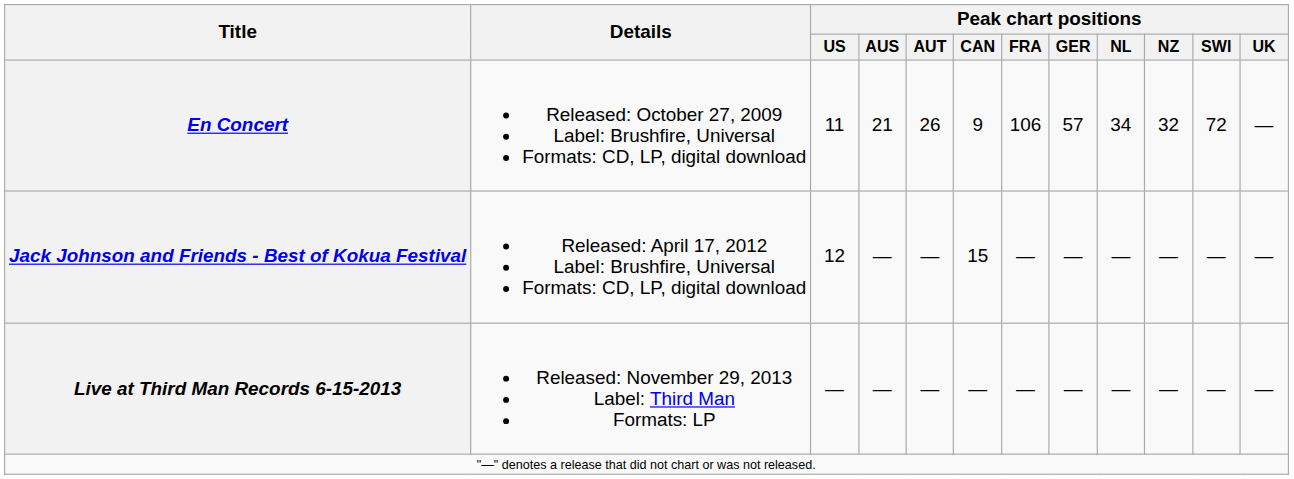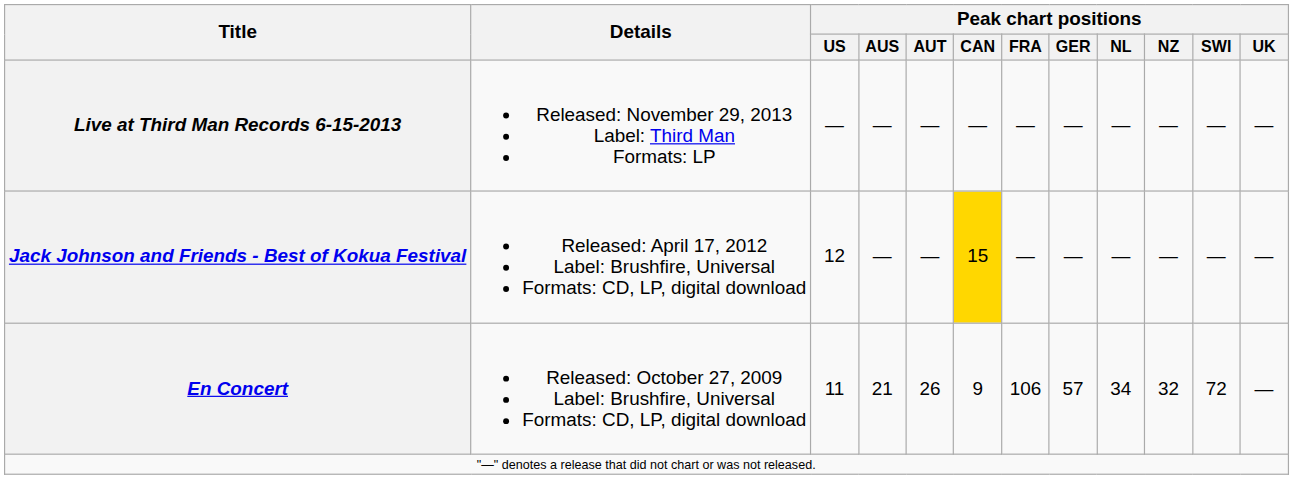rows swapped: (238, 125) <-> (238, 388)
(978, 256) no background -> (978, 256) gold background
